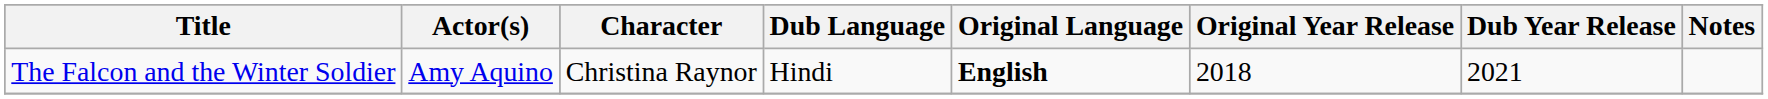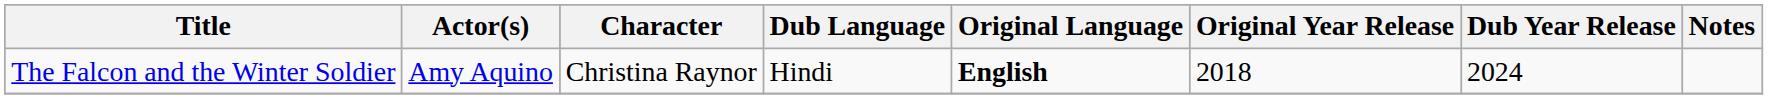(1495, 70) 2021 -> (1495, 70) 2024
